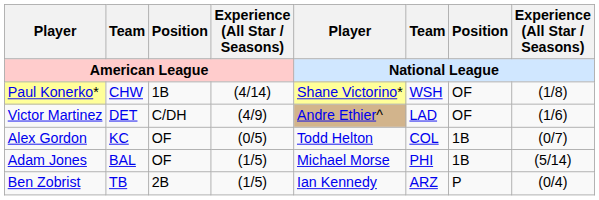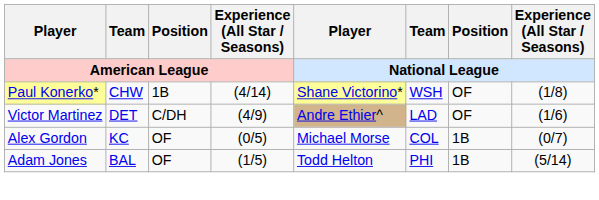(335, 138) Todd Helton -> (343, 138) Michael Morse
(343, 160) Michael Morse -> (335, 160) Todd Helton
- row: (44, 183)
